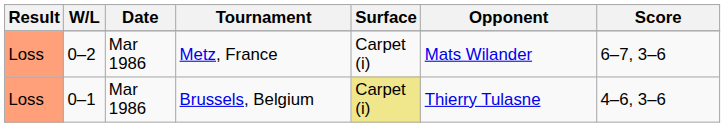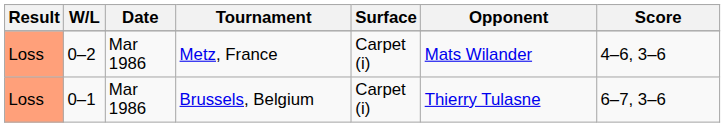(633, 53) 6–7, 3–6 -> (633, 53) 4–6, 3–6
(381, 99) khaki background -> (381, 99) no background
(633, 99) 4–6, 3–6 -> (633, 99) 6–7, 3–6
